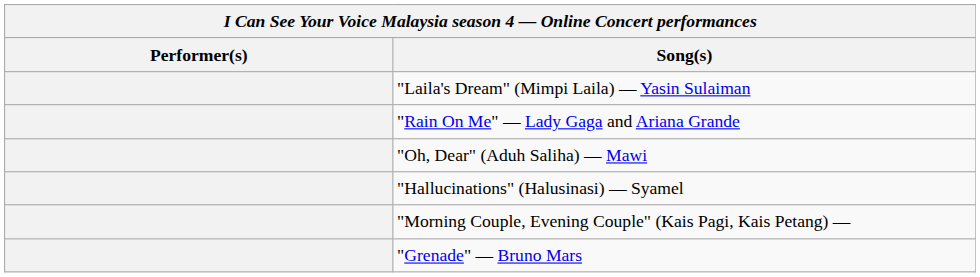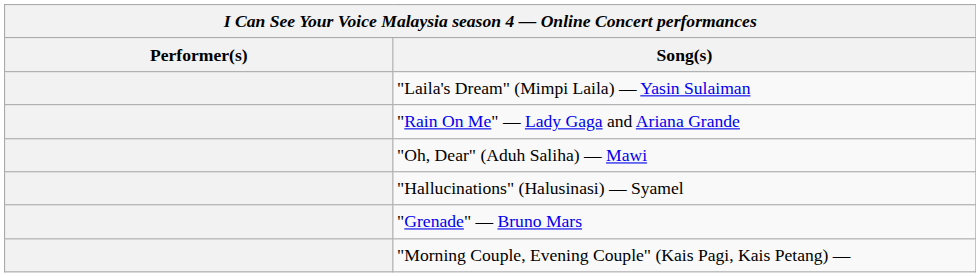rows swapped: (490, 255) <-> (624, 222)
